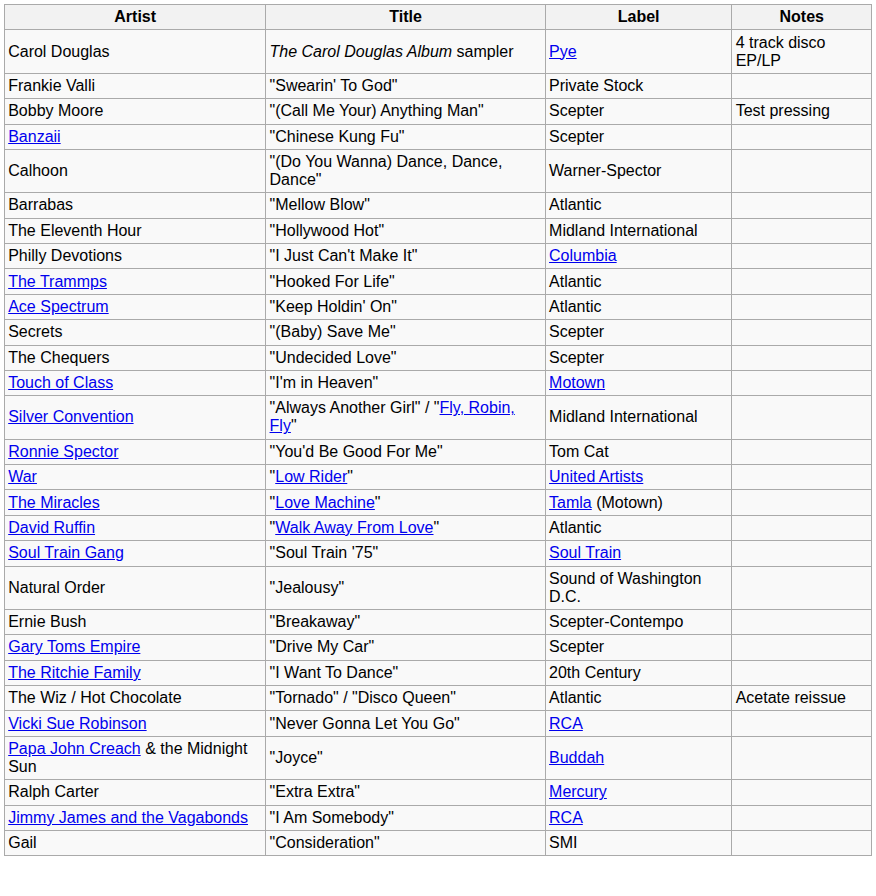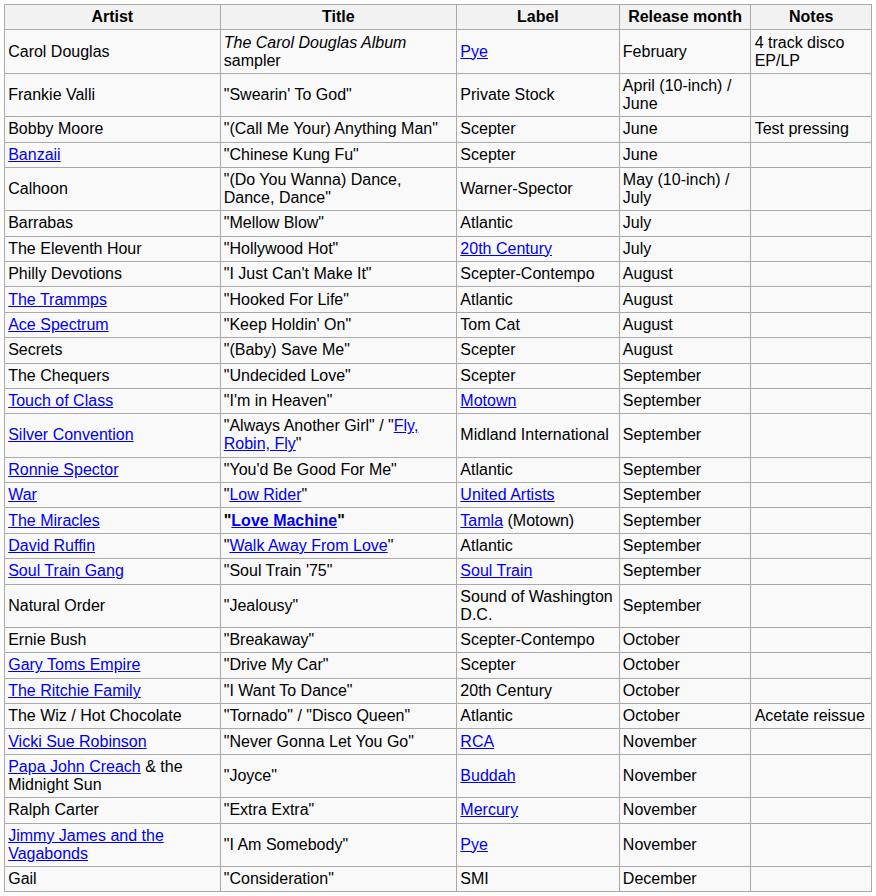+ column: (685, 17)
(623, 230) Midland International -> (506, 248) 20th Century
(583, 256) Columbia -> (528, 274) Scepter-Contempo
(575, 306) Atlantic -> (490, 324) Tom Cat
(579, 451) Tom Cat -> (487, 469) Atlantic
(325, 502) normal -> (284, 520) bold
(566, 817) RCA -> (474, 844) Pye
